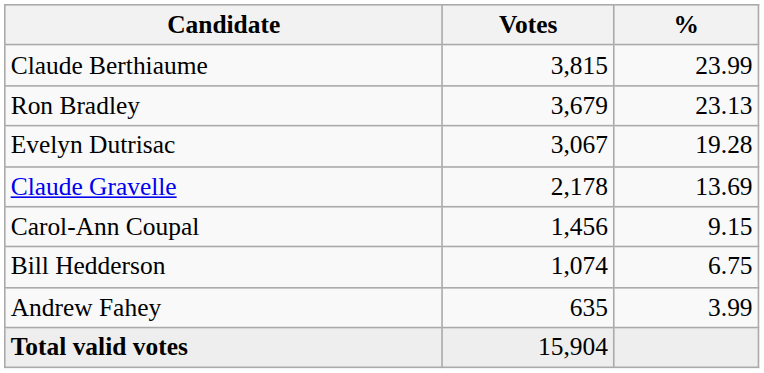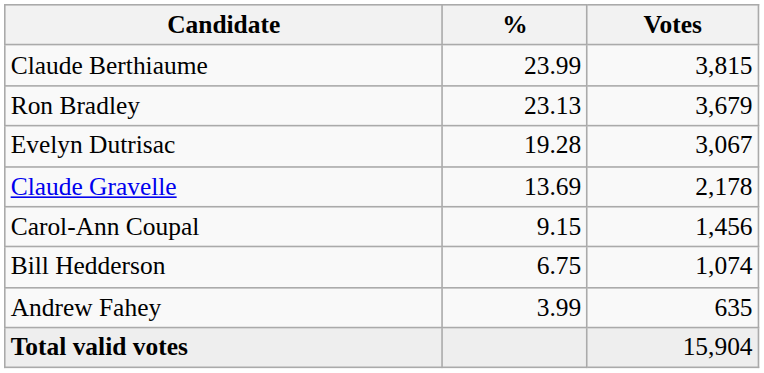columns swapped: (528, 24) <-> (686, 24)
